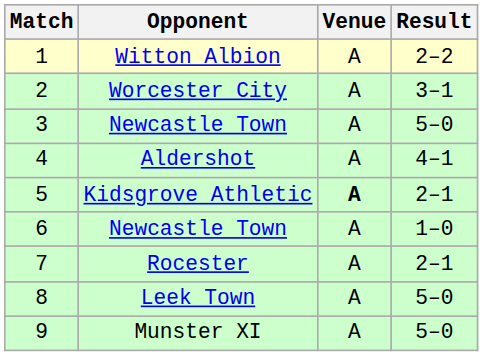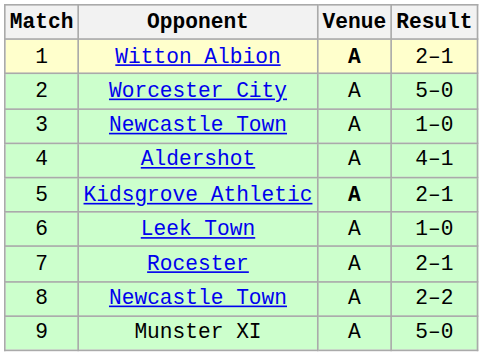(354, 57) normal -> (354, 57) bold
(434, 57) 2–2 -> (434, 57) 2–1
(434, 91) 3–1 -> (434, 91) 5–0
(434, 126) 5–0 -> (434, 126) 1–0
(198, 229) Newcastle Town -> (198, 229) Leek Town
(198, 298) Leek Town -> (198, 298) Newcastle Town
(434, 298) 5–0 -> (434, 298) 2–2
